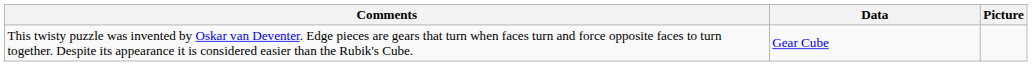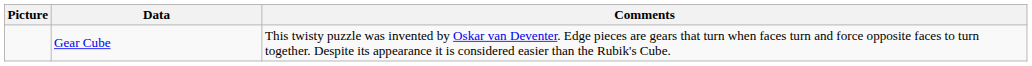columns swapped: (1004, 14) <-> (387, 14)
